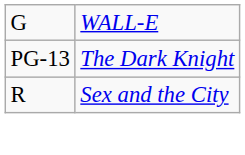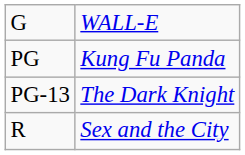+ row: (25, 58)
